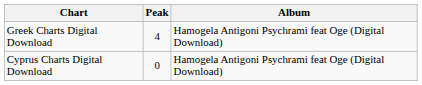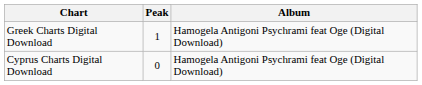(157, 36) 4 -> (157, 36) 1
